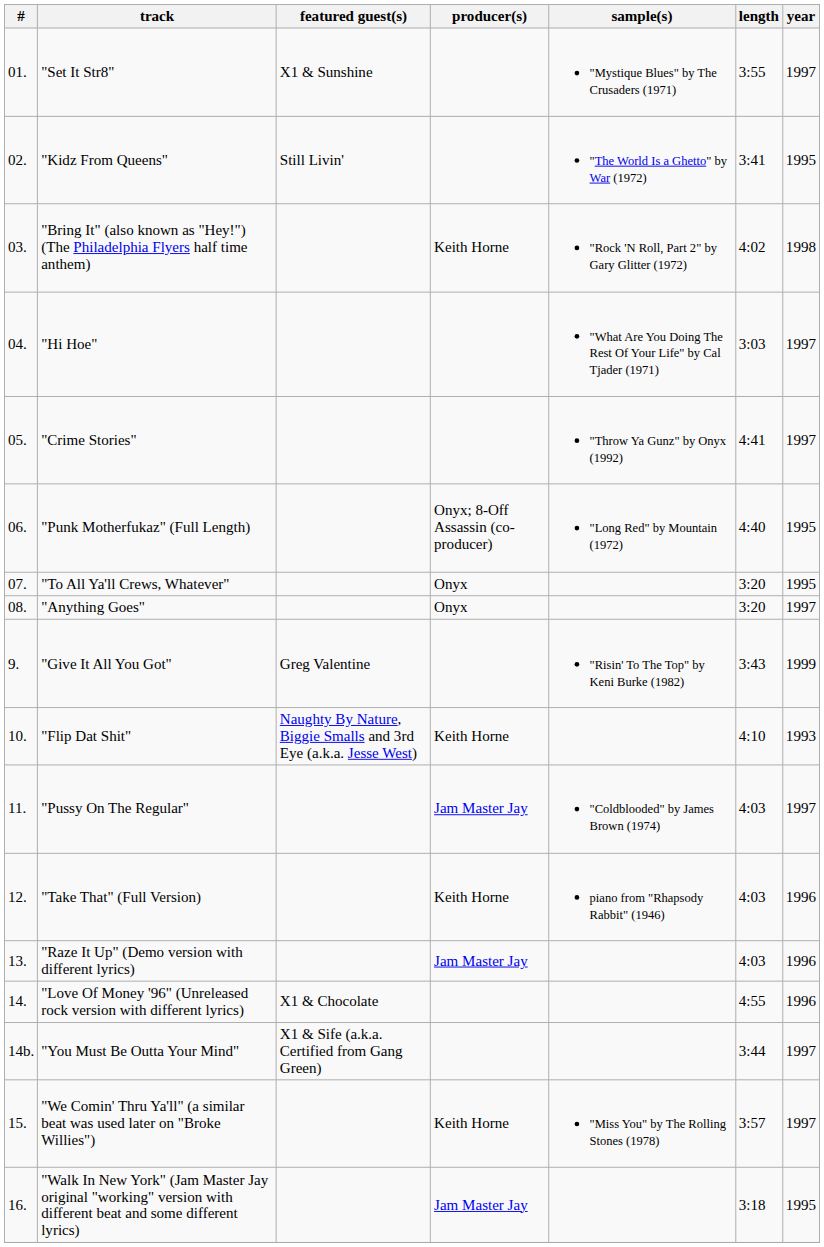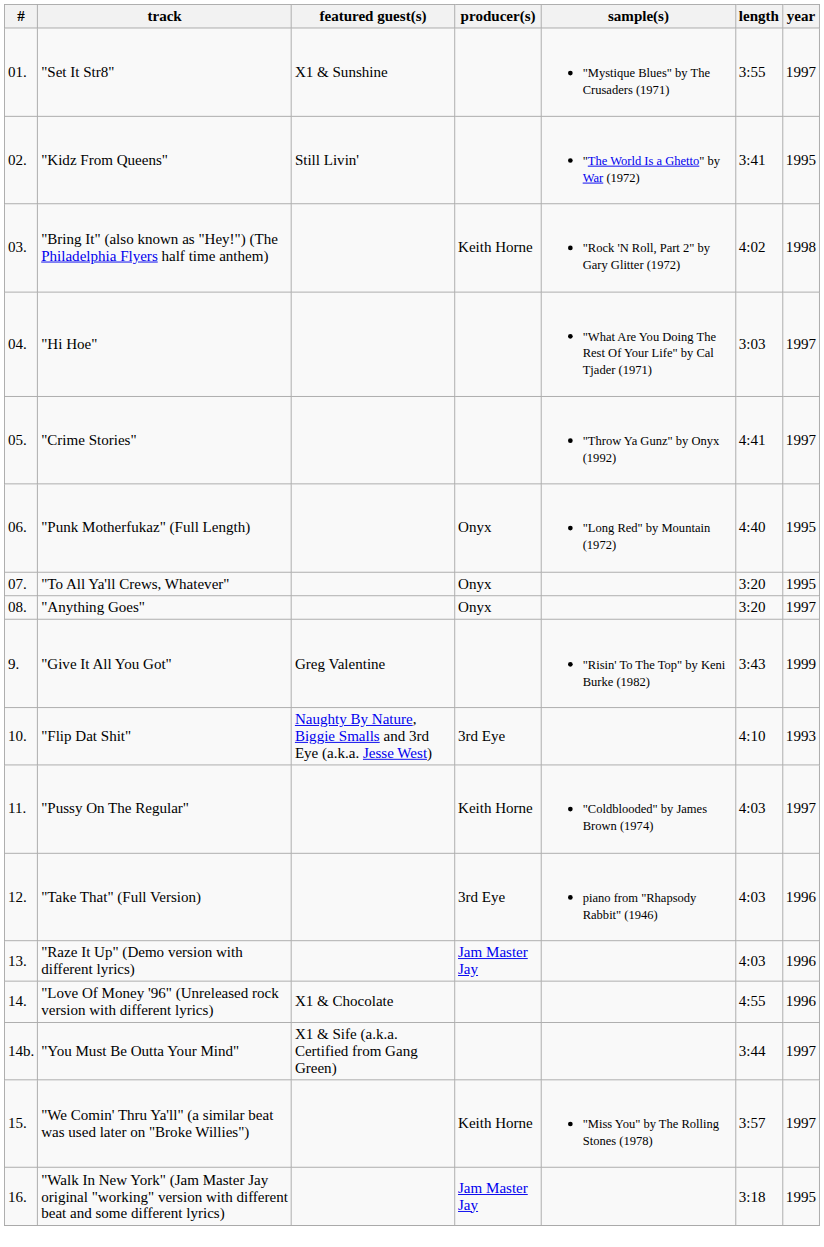(474, 528) Onyx; 8-Off Assassin (co-producer) -> (475, 528) Onyx
(471, 736) Keith Horne -> (482, 736) 3rd Eye
(481, 808) Jam Master Jay -> (495, 808) Keith Horne
(471, 896) Keith Horne -> (482, 896) 3rd Eye
